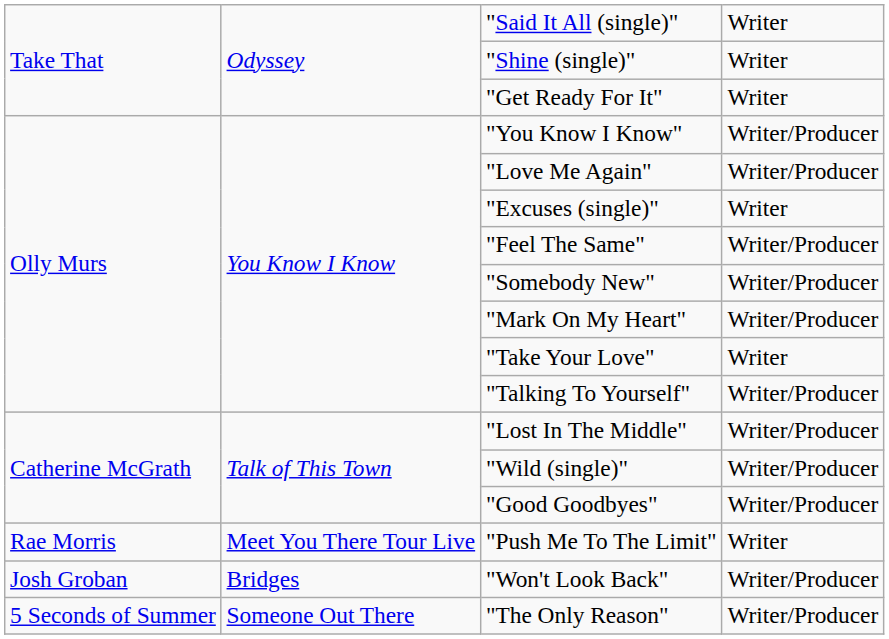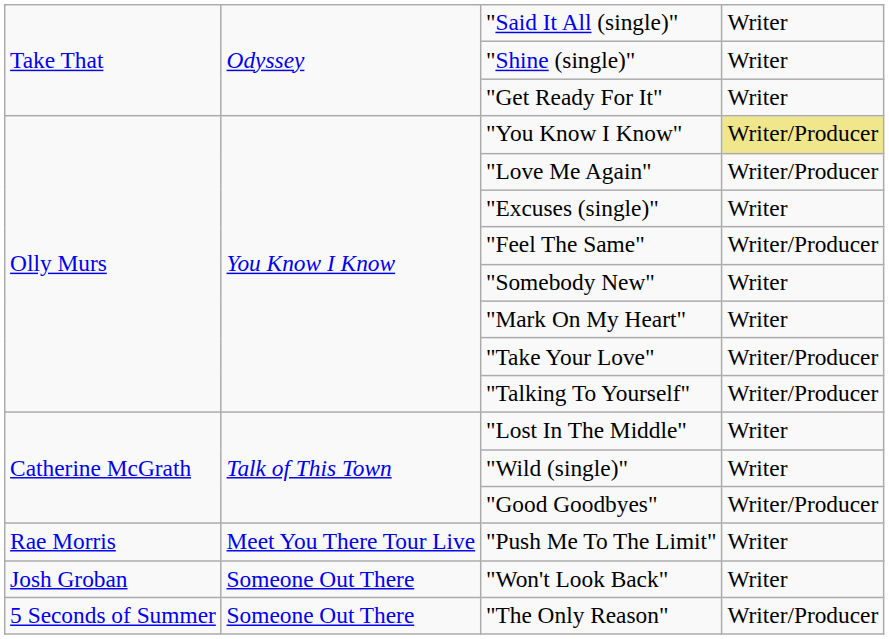(803, 134) no background -> (803, 134) khaki background
(803, 282) Writer/Producer -> (757, 282) Writer
(803, 319) Writer/Producer -> (757, 319) Writer
(757, 356) Writer -> (803, 356) Writer/Producer
(803, 430) Writer/Producer -> (757, 430) Writer
(803, 467) Writer/Producer -> (757, 467) Writer
(263, 578) Bridges -> (320, 578) Someone Out There
(803, 578) Writer/Producer -> (757, 578) Writer
